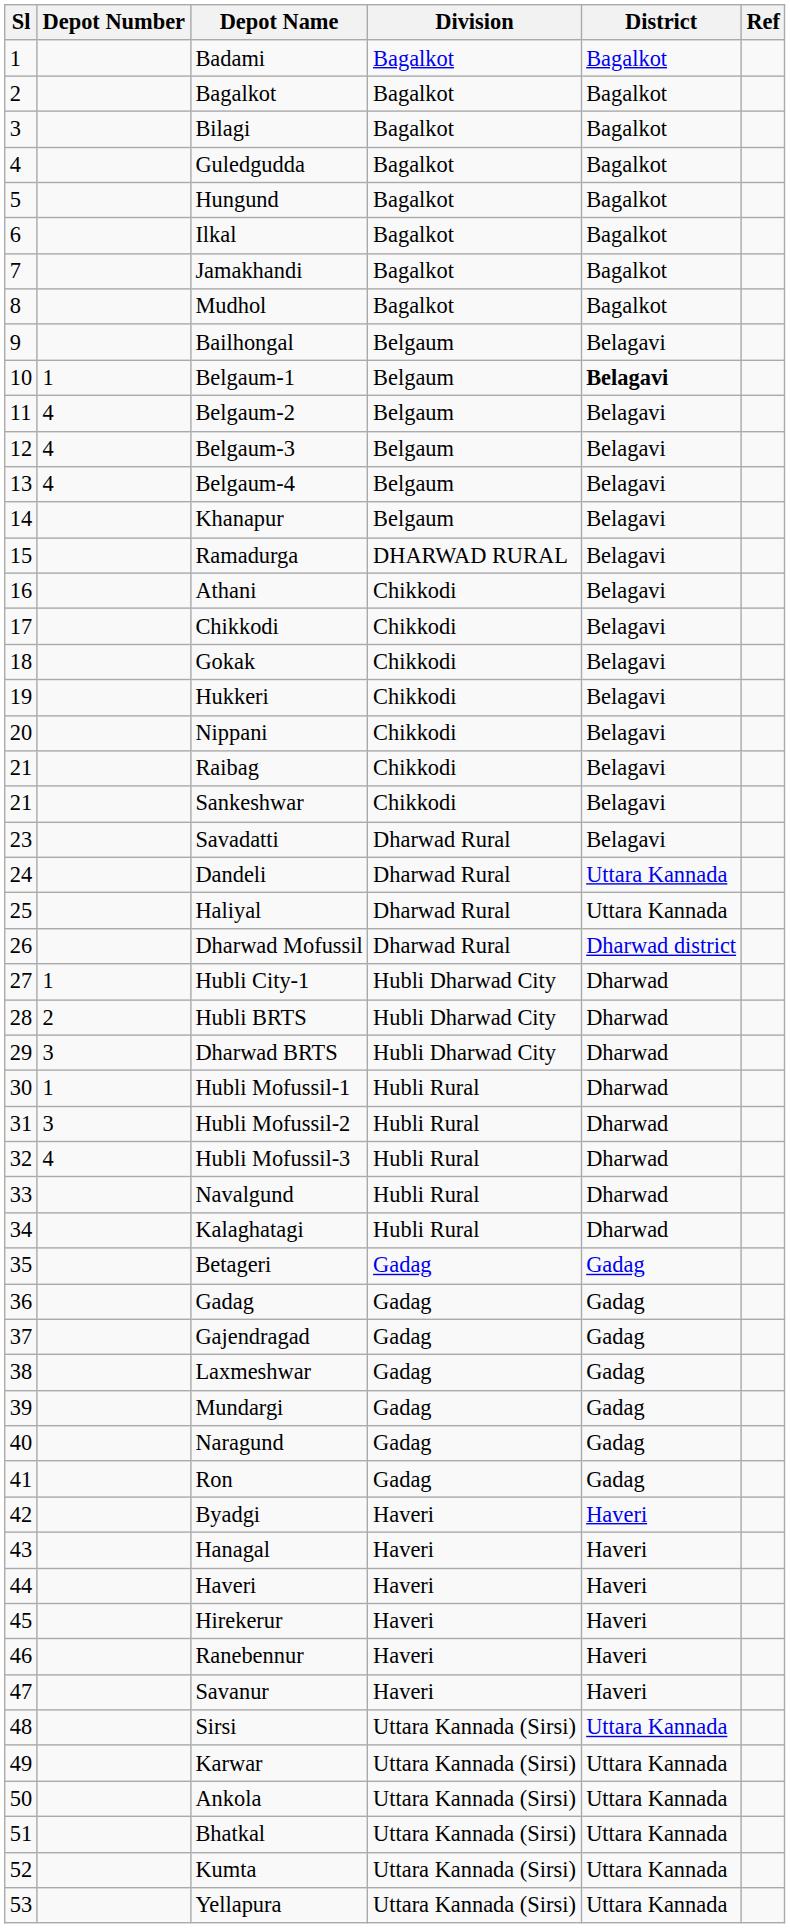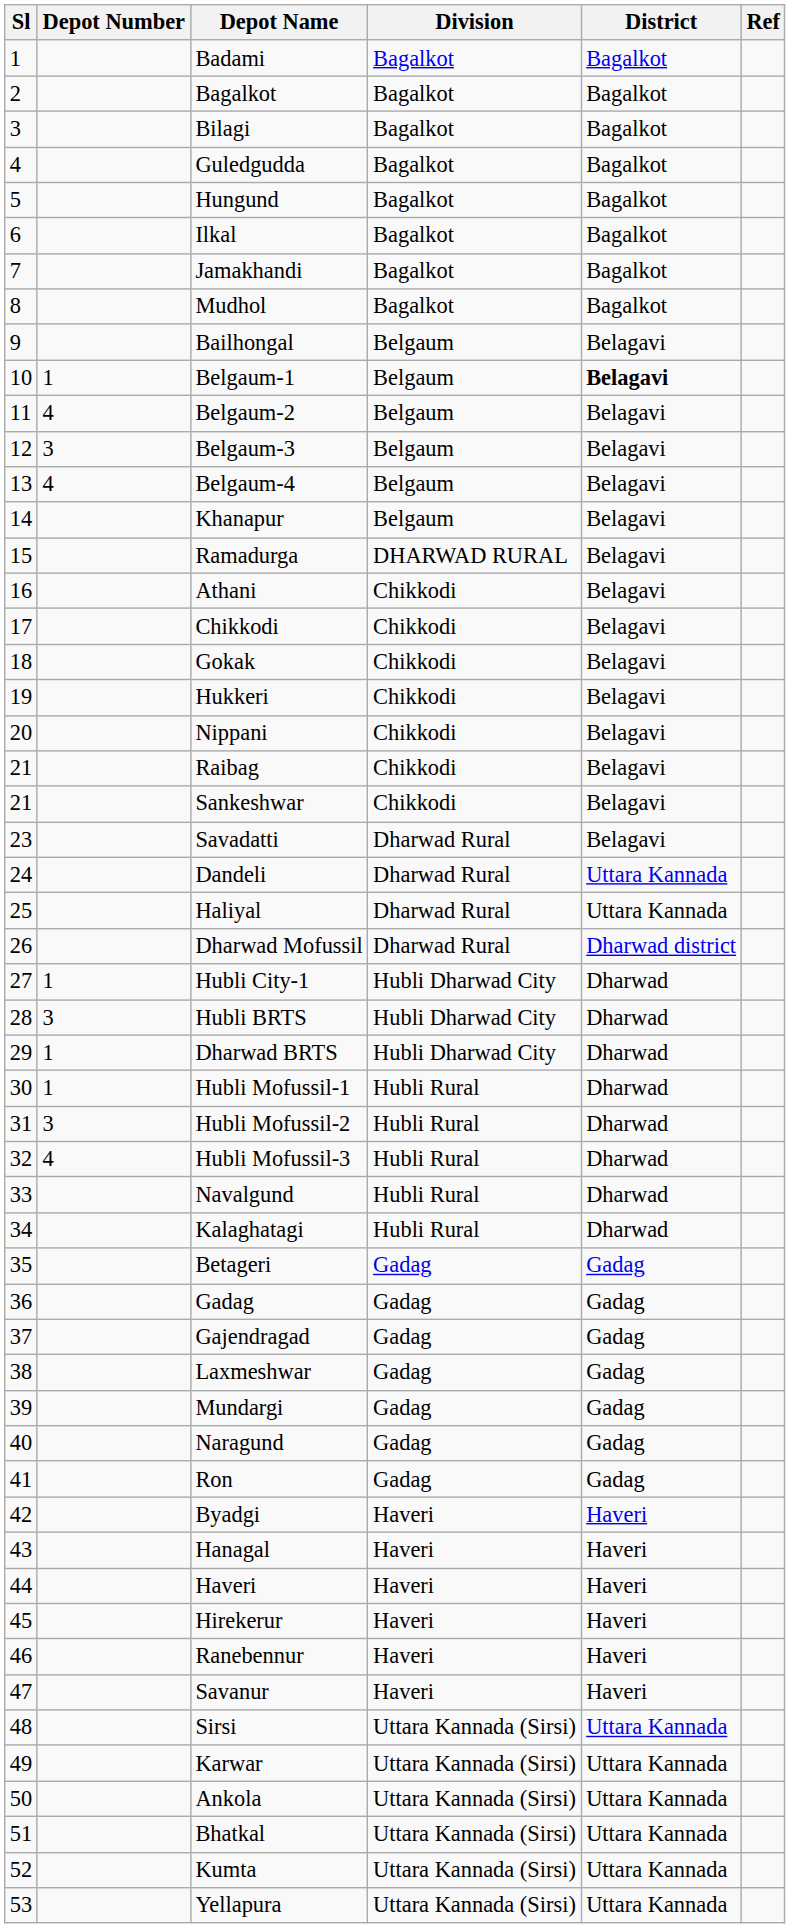(48, 448) 4 -> (48, 448) 3
(48, 1016) 2 -> (48, 1016) 3
(48, 1052) 3 -> (48, 1052) 1
